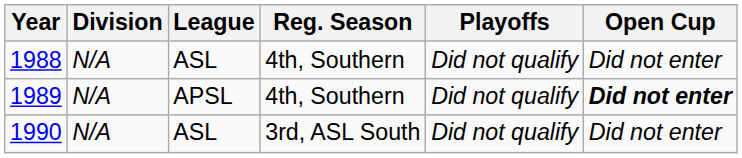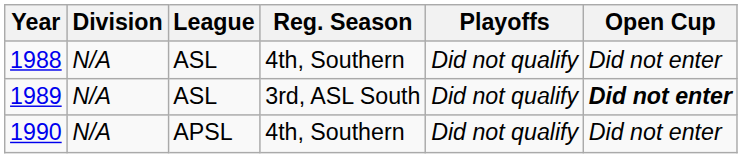(203, 96) APSL -> (195, 96) ASL
(335, 96) 4th, Southern -> (343, 96) 3rd, ASL South
(195, 133) ASL -> (203, 133) APSL
(343, 133) 3rd, ASL South -> (335, 133) 4th, Southern
